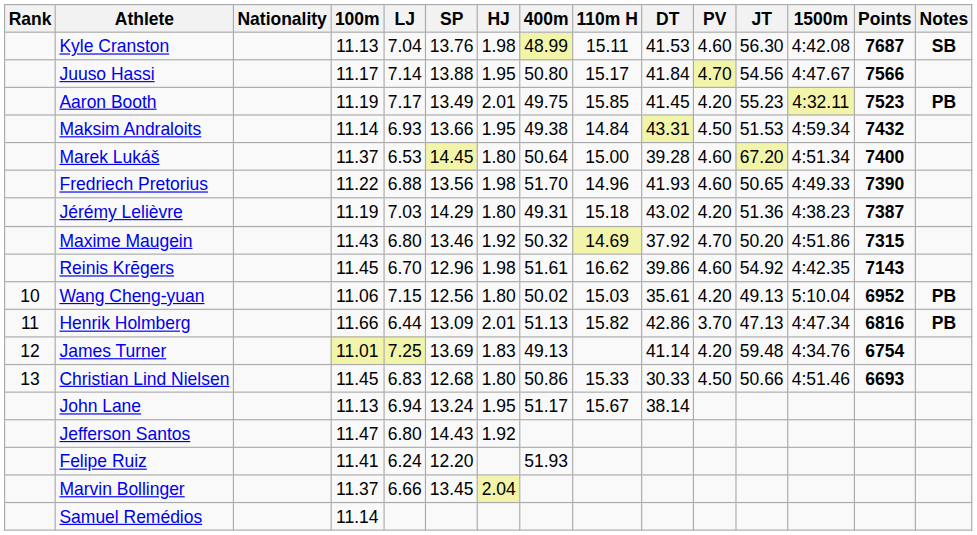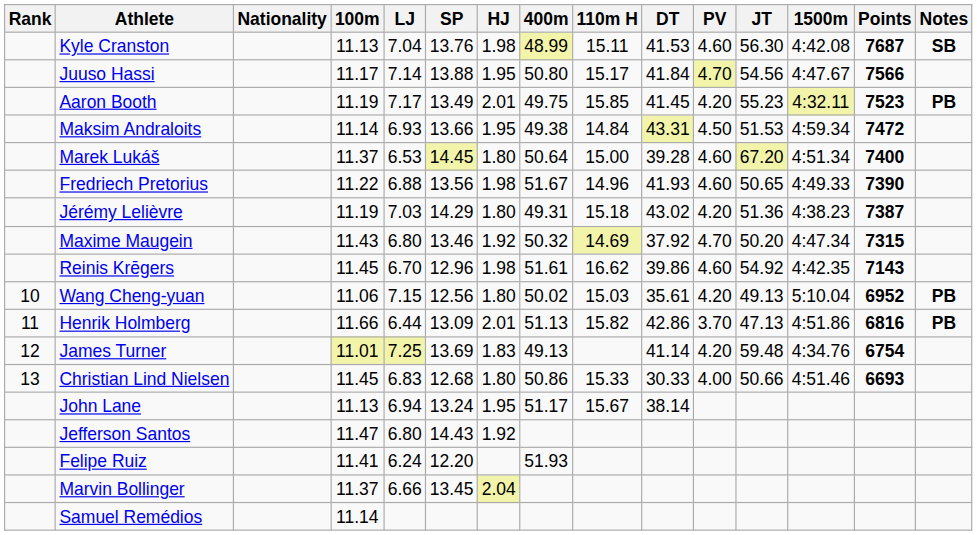(885, 129) 7432 -> (885, 129) 7472
(546, 185) 51.70 -> (546, 185) 51.67
(821, 240) 4:51.86 -> (821, 240) 4:47.34
(821, 323) 4:47.34 -> (821, 323) 4:51.86
(715, 378) 4.50 -> (715, 378) 4.00
